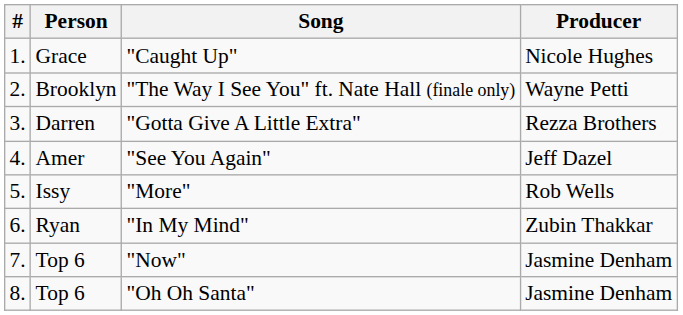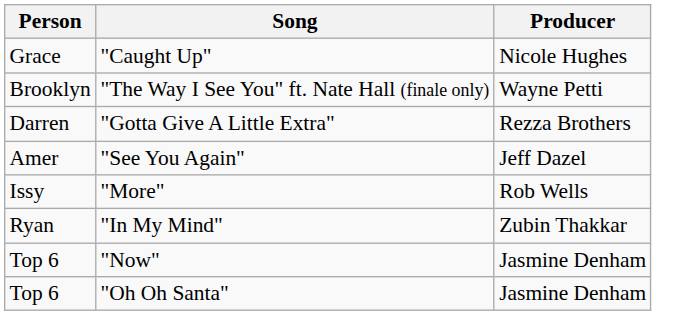- column: (18, 21)
